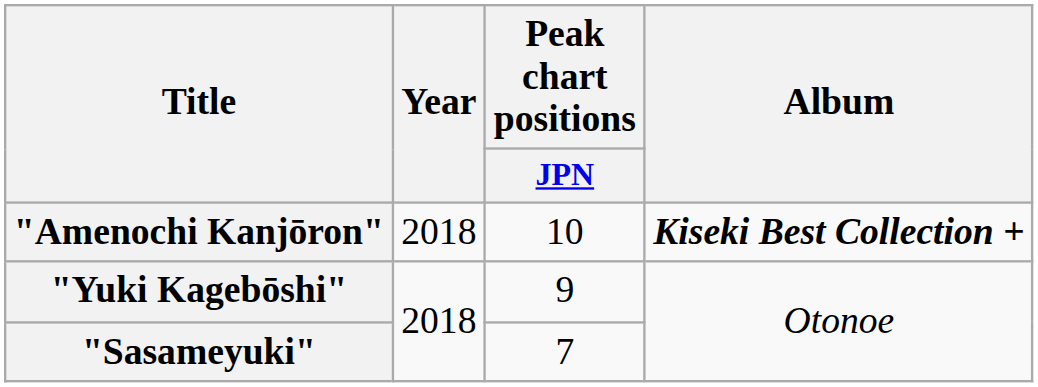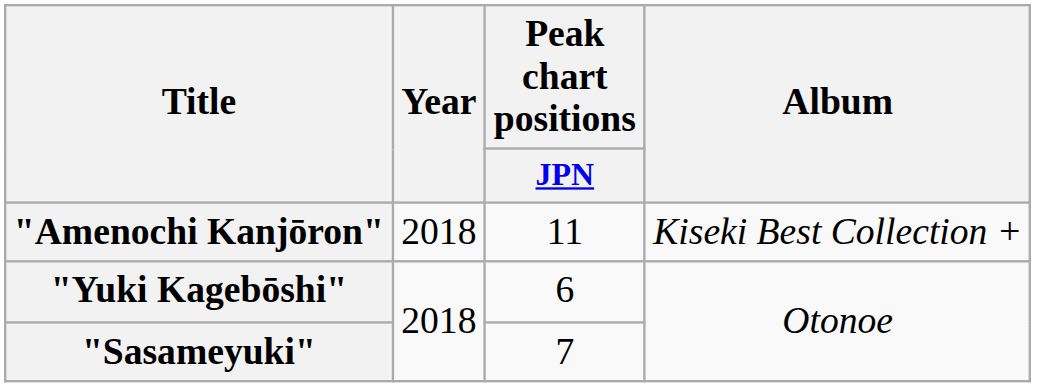(565, 231) 10 -> (565, 231) 11
(839, 231) bold -> (838, 231) normal
(565, 290) 9 -> (565, 290) 6
